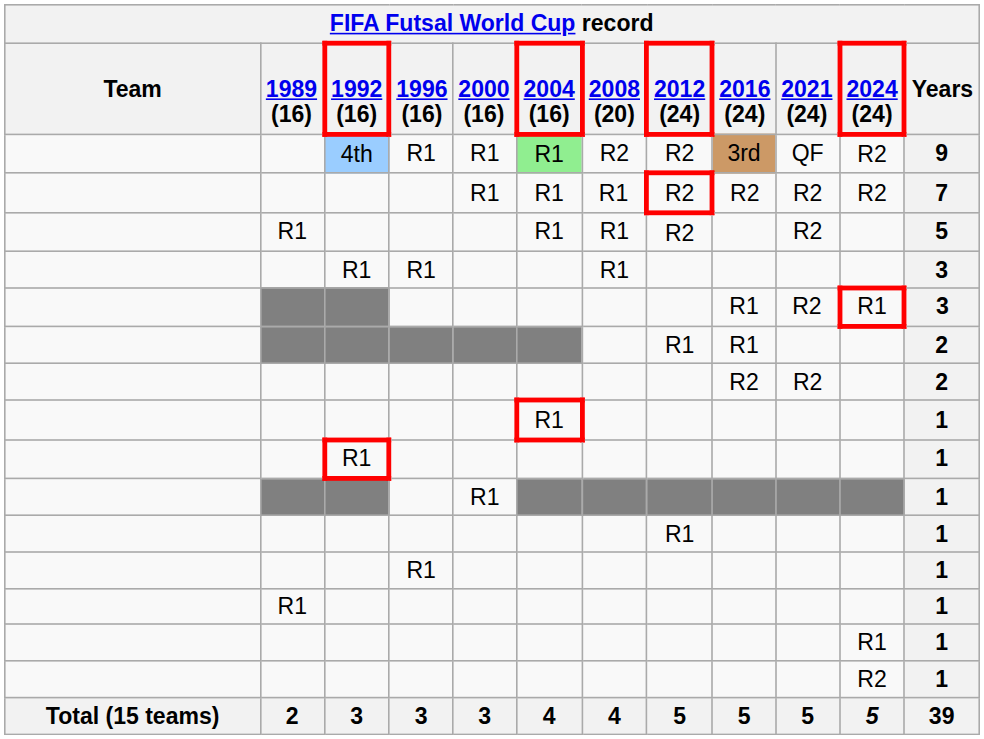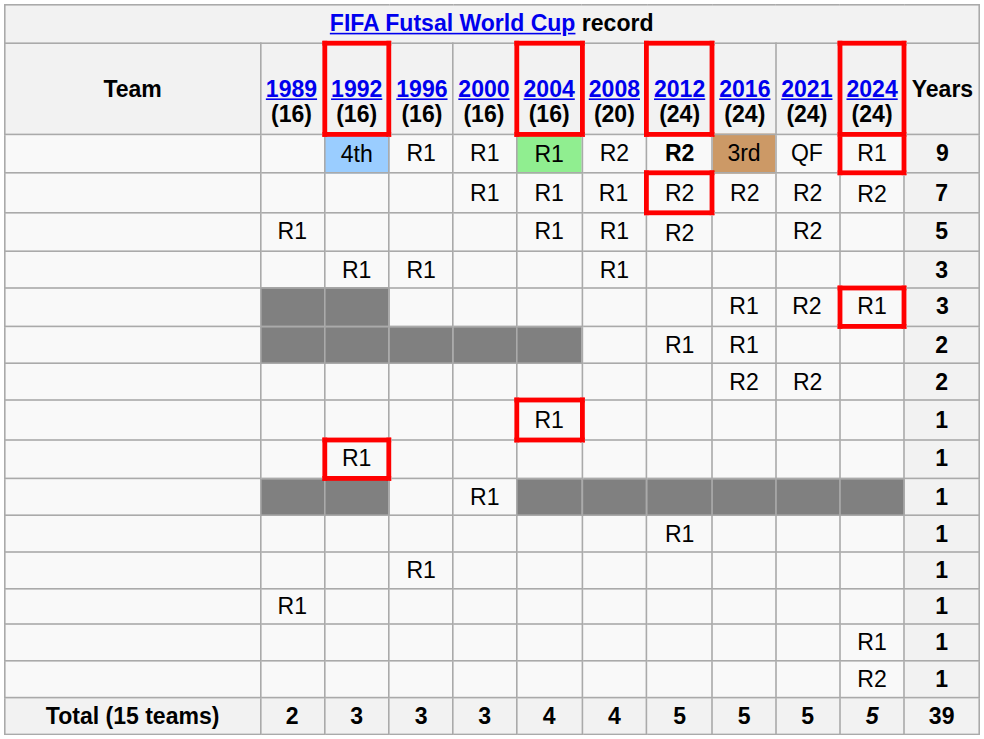(680, 154) normal -> (680, 154) bold
(872, 155) R2 -> (872, 154) R1
